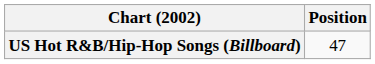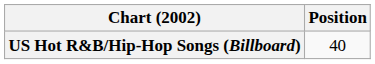(338, 44) 47 -> (338, 44) 40
